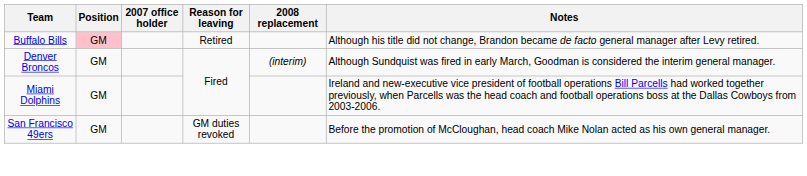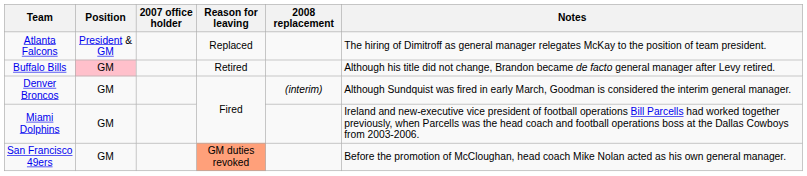+ row: (40, 46)
(216, 129) no background -> (231, 157) lightsalmon background
